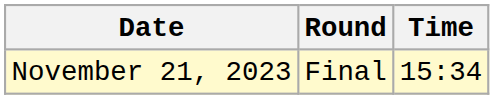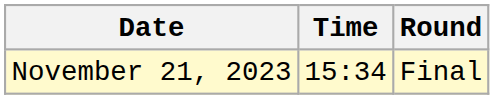columns swapped: (441, 27) <-> (346, 27)
